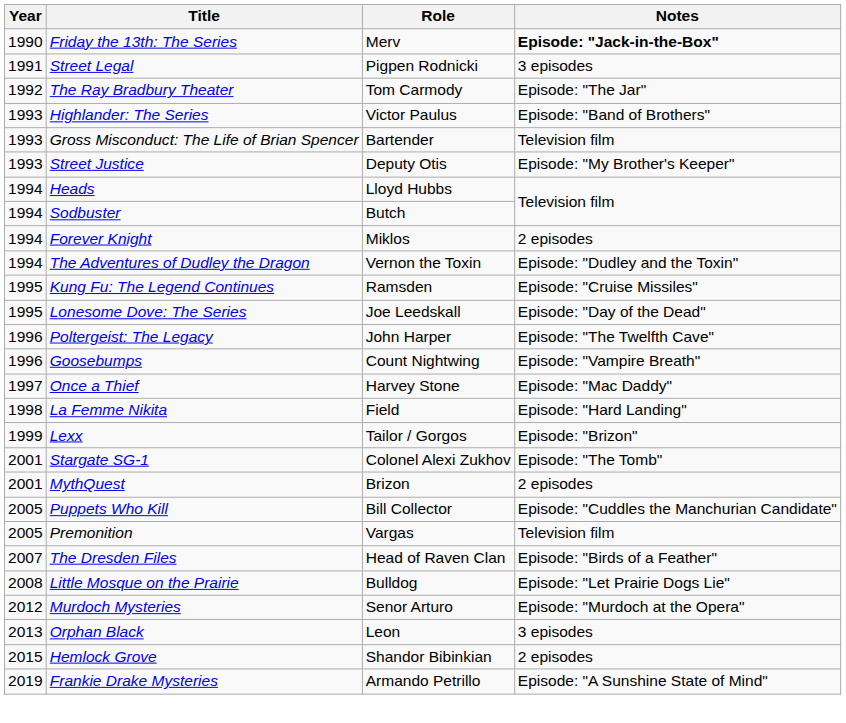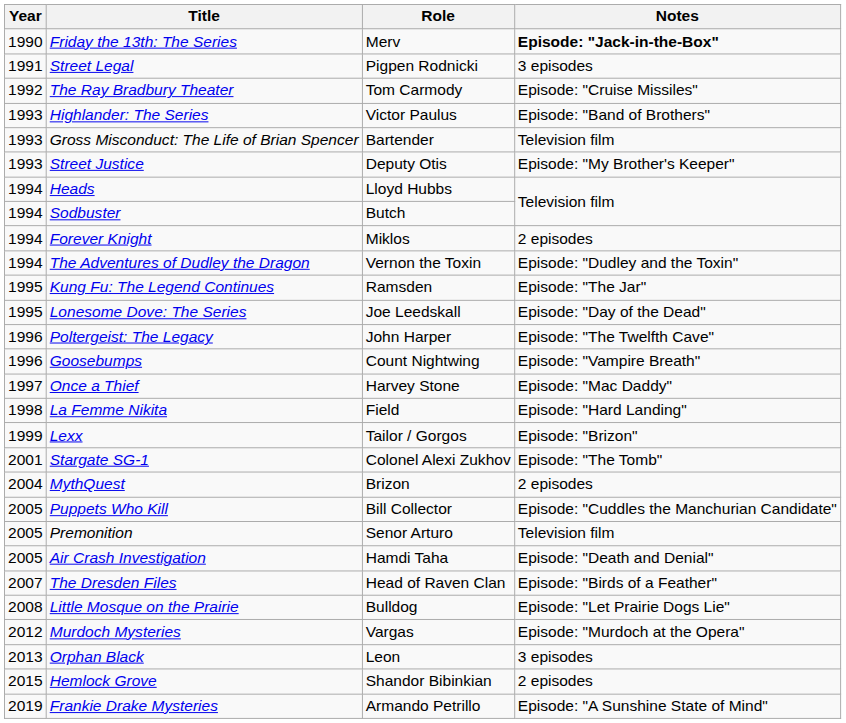(582, 90) Episode: "The Jar" -> (608, 90) Episode: "Cruise Missiles"
(608, 287) Episode: "Cruise Missiles" -> (582, 287) Episode: "The Jar"
(25, 484) 2001 -> (25, 484) 2004
(390, 533) Vargas -> (409, 533) Senor Arturo
+ row: (128, 558)
(409, 607) Senor Arturo -> (390, 632) Vargas
